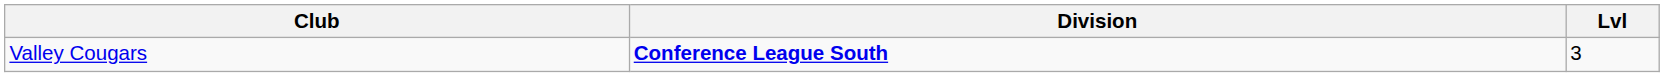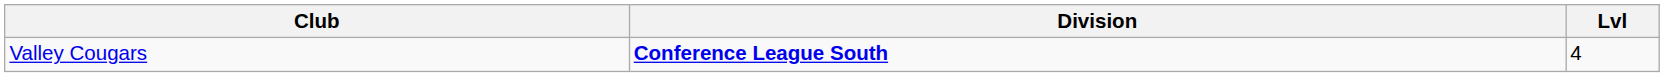(1576, 53) 3 -> (1576, 53) 4
